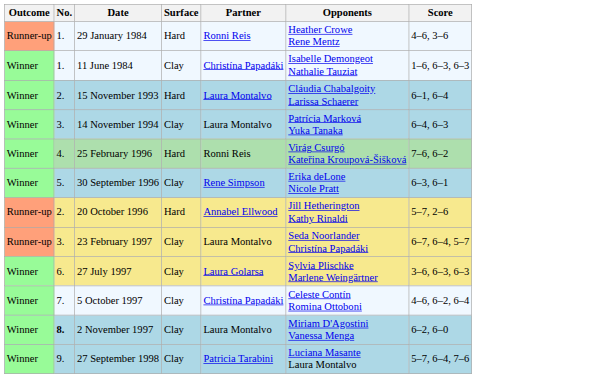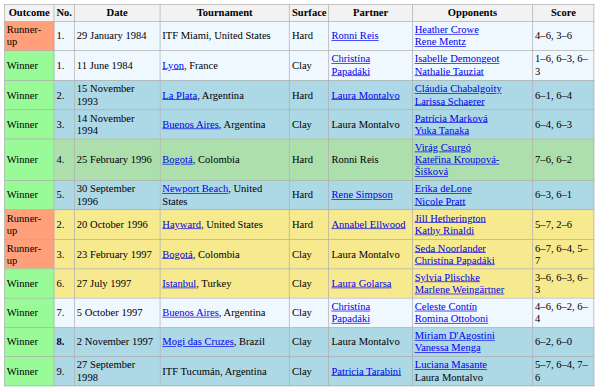+ column: (225, 12)
(174, 182) Clay -> (302, 194) Hard
